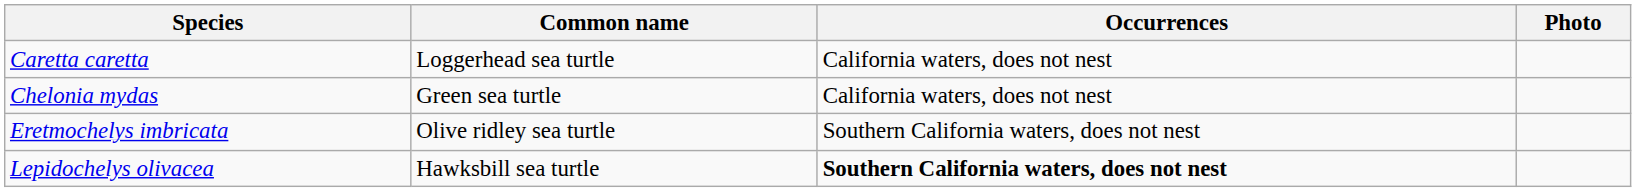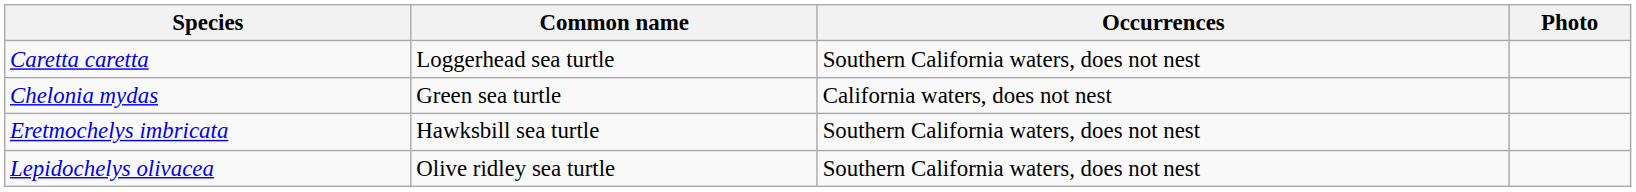(967, 58) California waters, does not nest -> (1011, 58) Southern California waters, does not nest
(516, 131) Olive ridley sea turtle -> (508, 131) Hawksbill sea turtle
(508, 167) Hawksbill sea turtle -> (516, 167) Olive ridley sea turtle
(1025, 167) bold -> (1011, 167) normal
